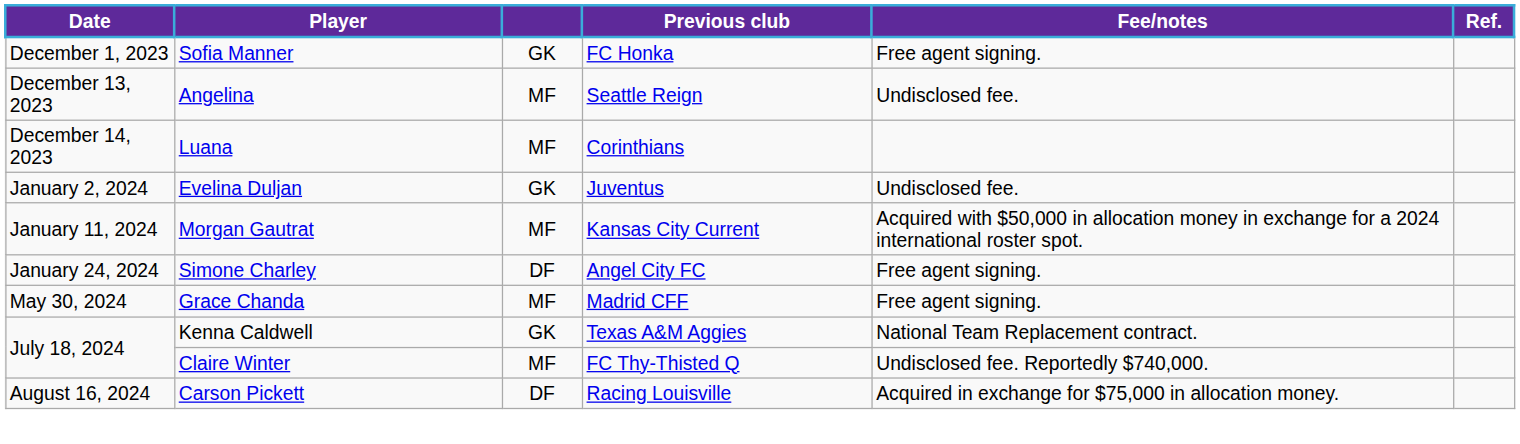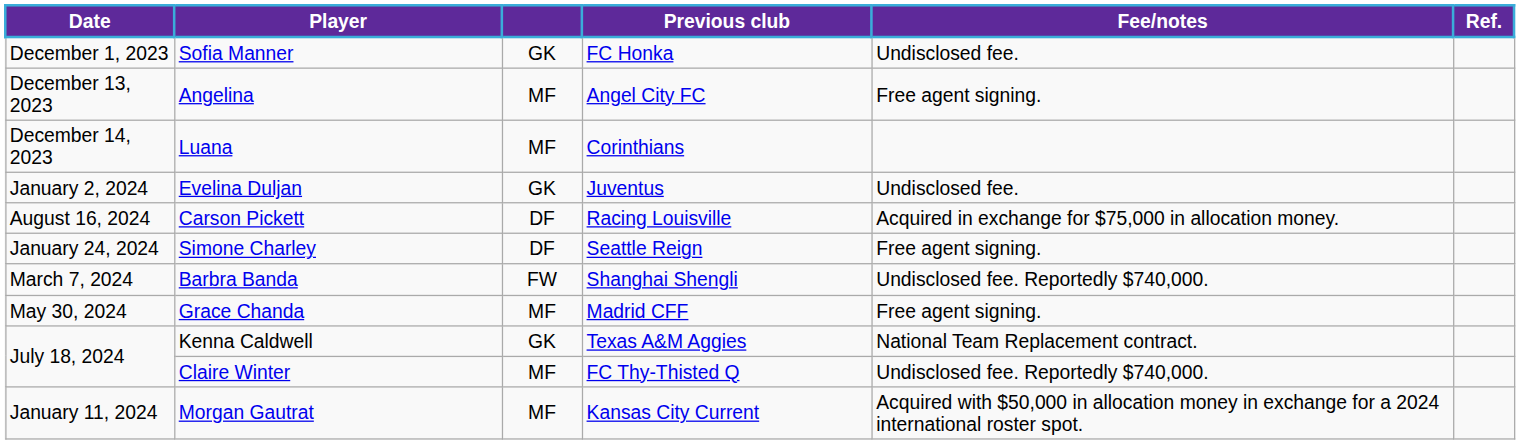(959, 53) Free agent signing. -> (948, 53) Undisclosed fee.
(644, 95) Seattle Reign -> (646, 95) Angel City FC
(948, 95) Undisclosed fee. -> (959, 95) Free agent signing.
rows swapped: (246, 229) <-> (241, 393)
(646, 271) Angel City FC -> (644, 249) Seattle Reign
+ row: (238, 280)
